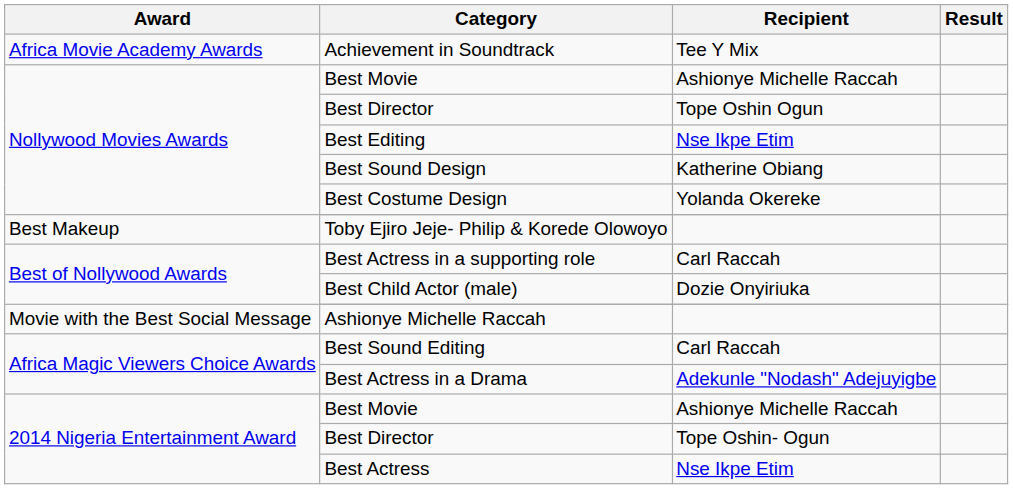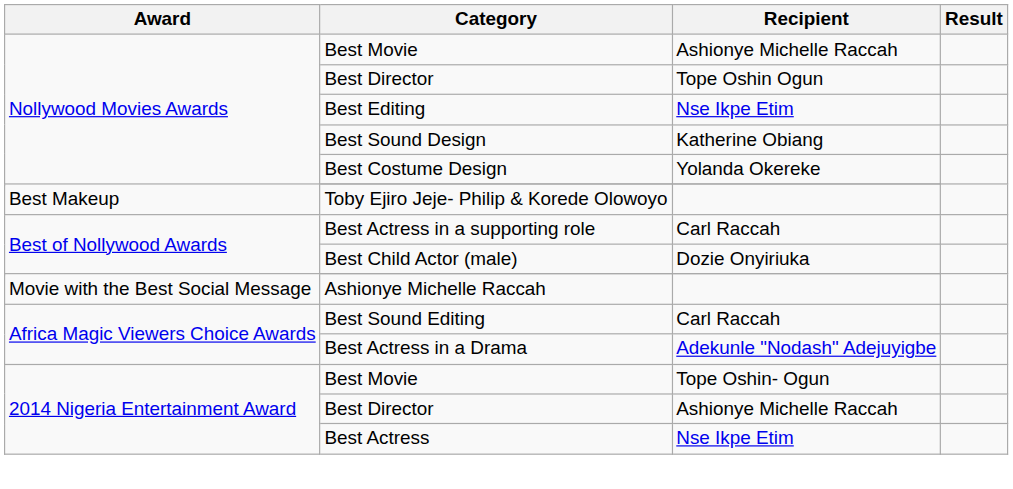- row: (136, 49)
(787, 408) Ashionye Michelle Raccah -> (753, 378) Tope Oshin- Ogun
(753, 438) Tope Oshin- Ogun -> (787, 408) Ashionye Michelle Raccah
